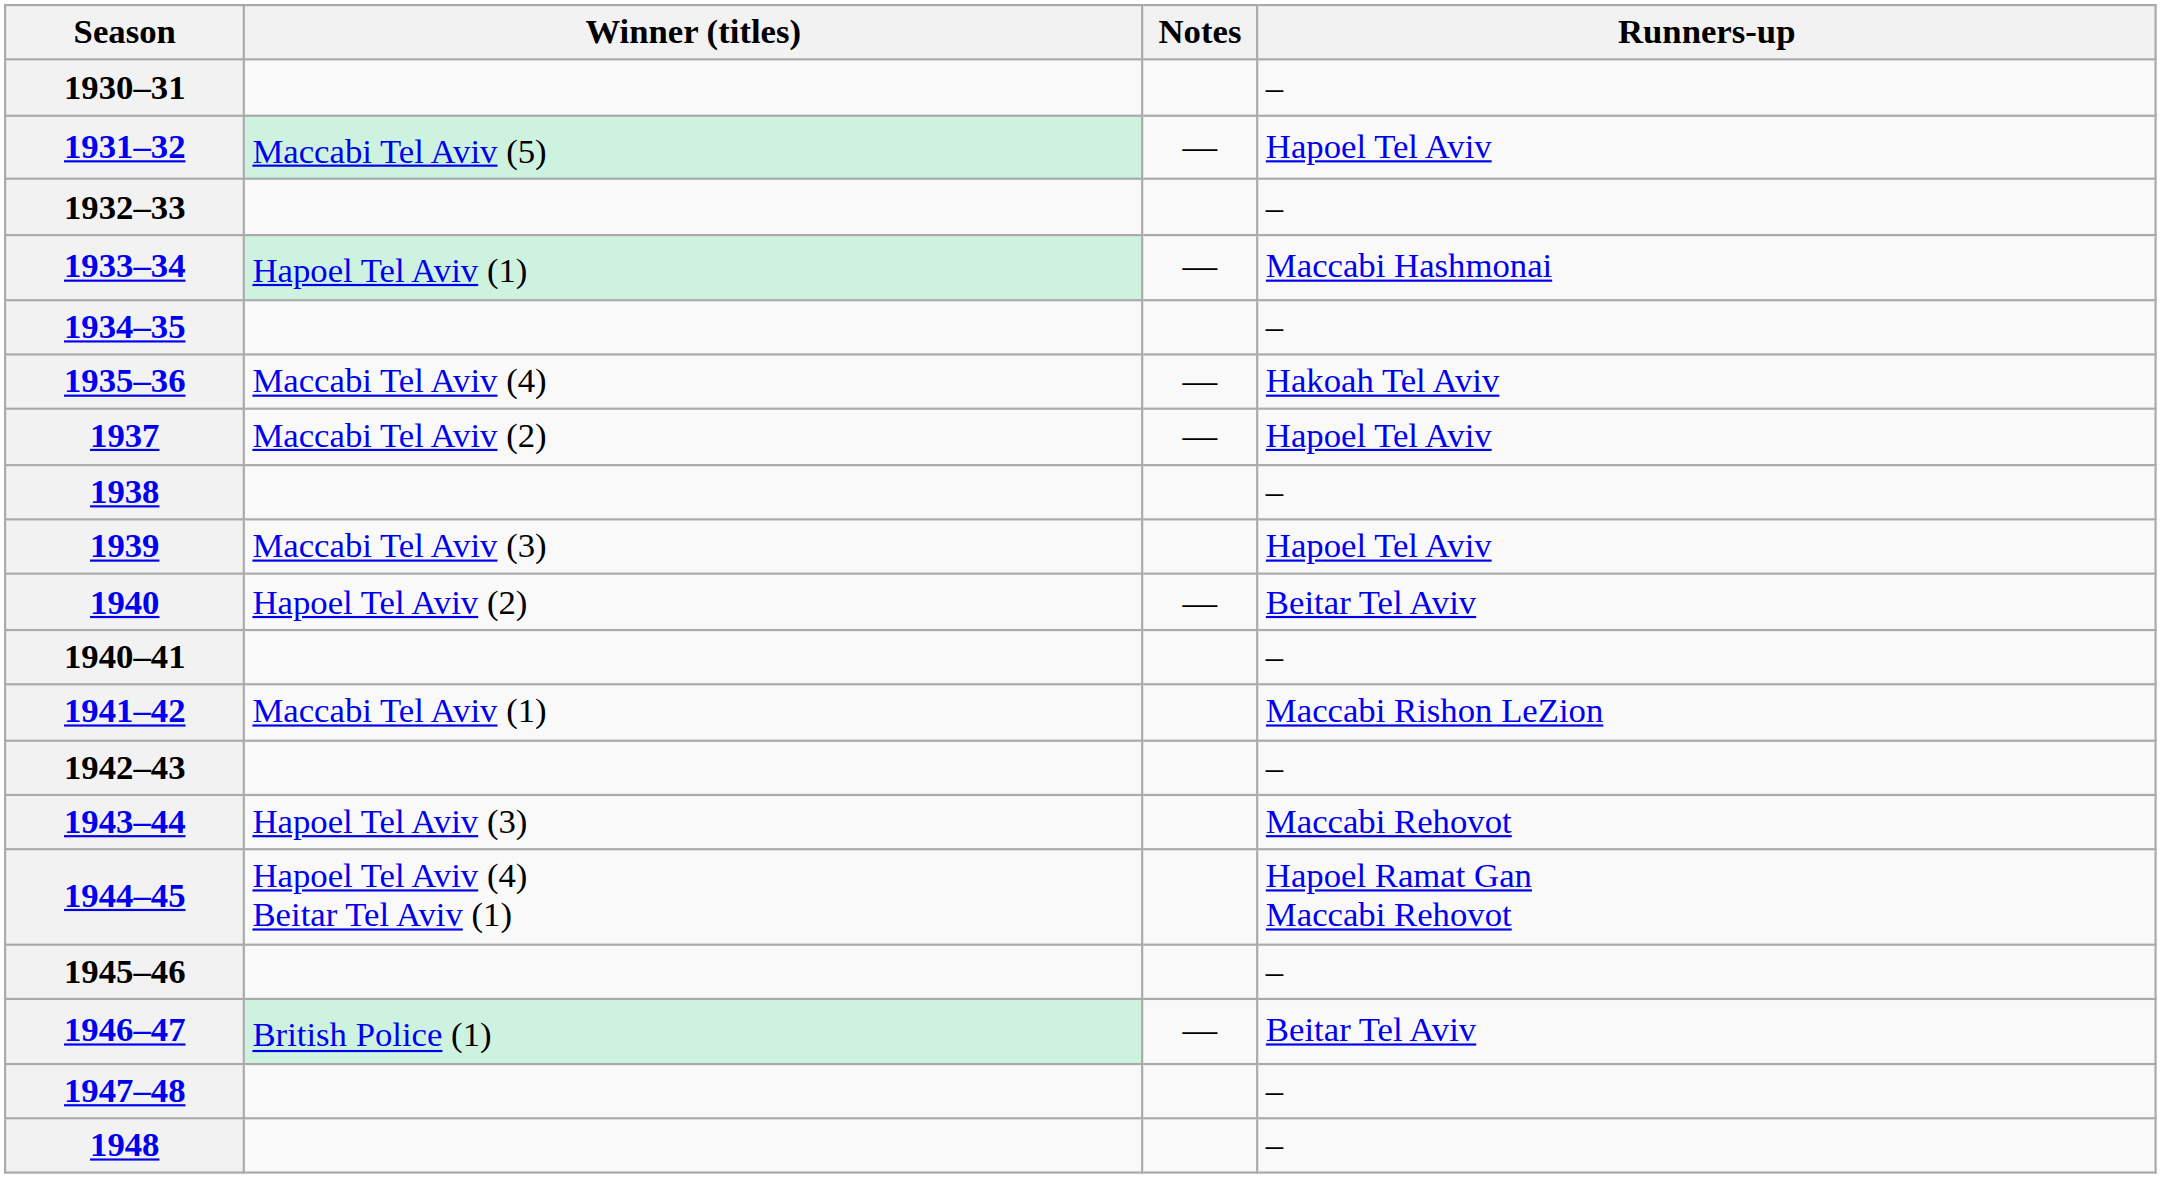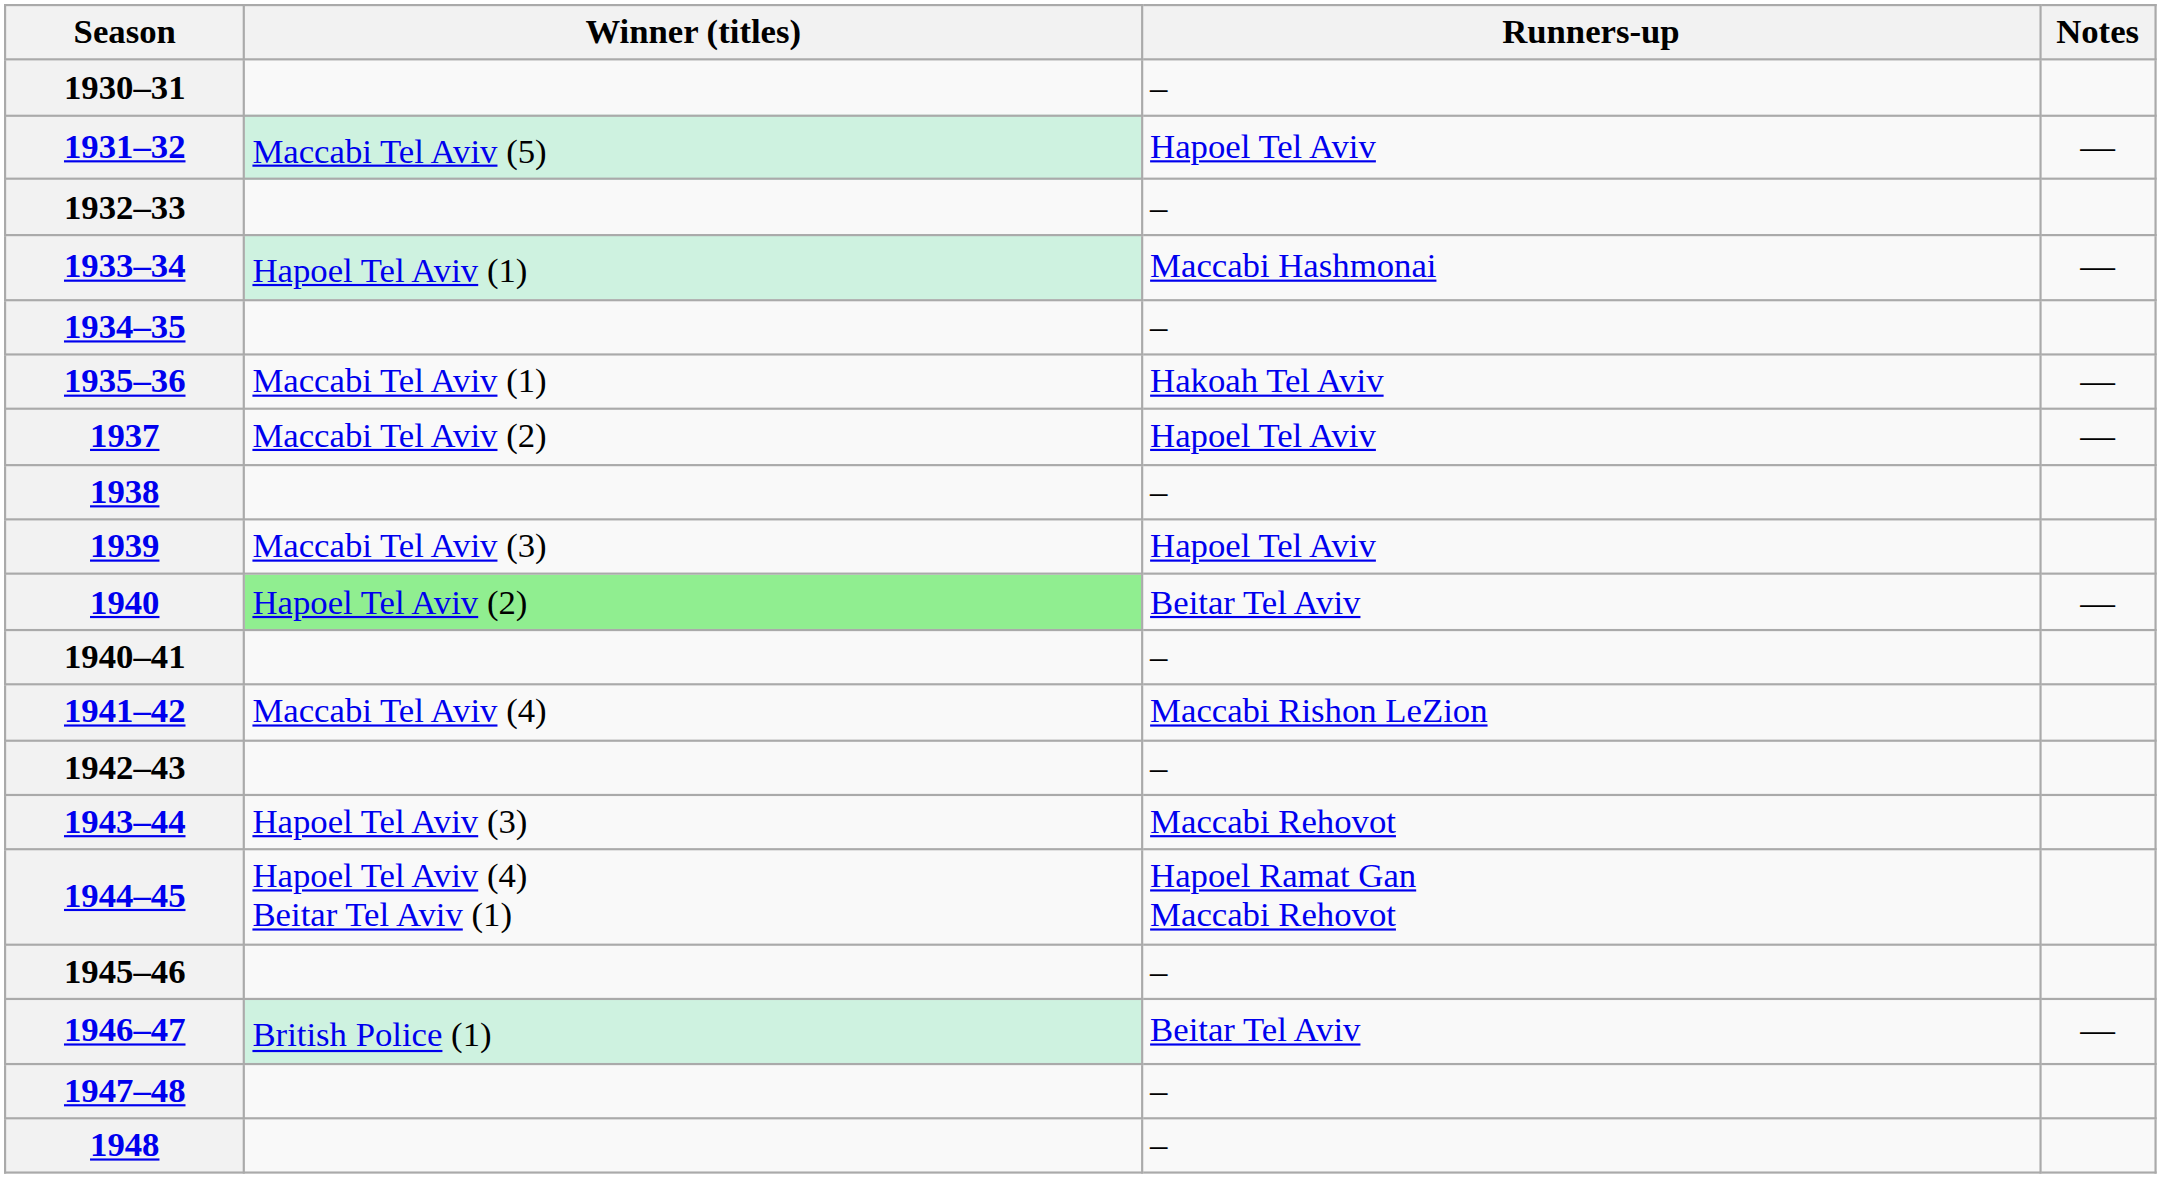columns swapped: (1707, 32) <-> (1200, 32)
(400, 381) Maccabi Tel Aviv (4) -> (400, 381) Maccabi Tel Aviv (1)
(390, 601) no background -> (390, 601) lightgreen background
(400, 711) Maccabi Tel Aviv (1) -> (400, 711) Maccabi Tel Aviv (4)
